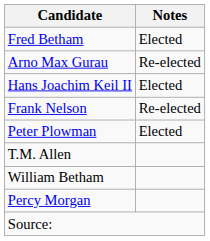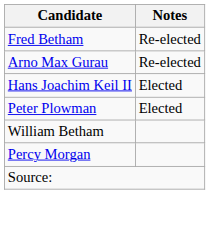(160, 39) Elected -> (170, 39) Re-elected
- row: (47, 108)
- row: (39, 154)
